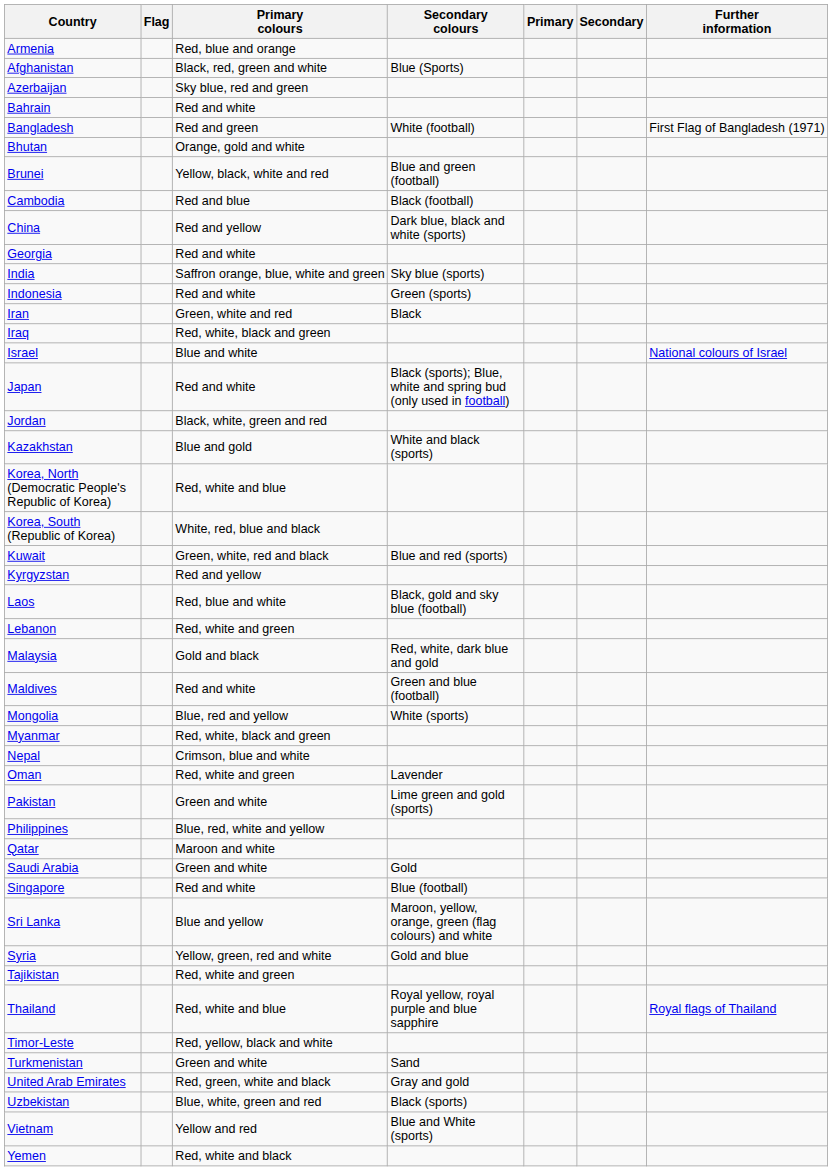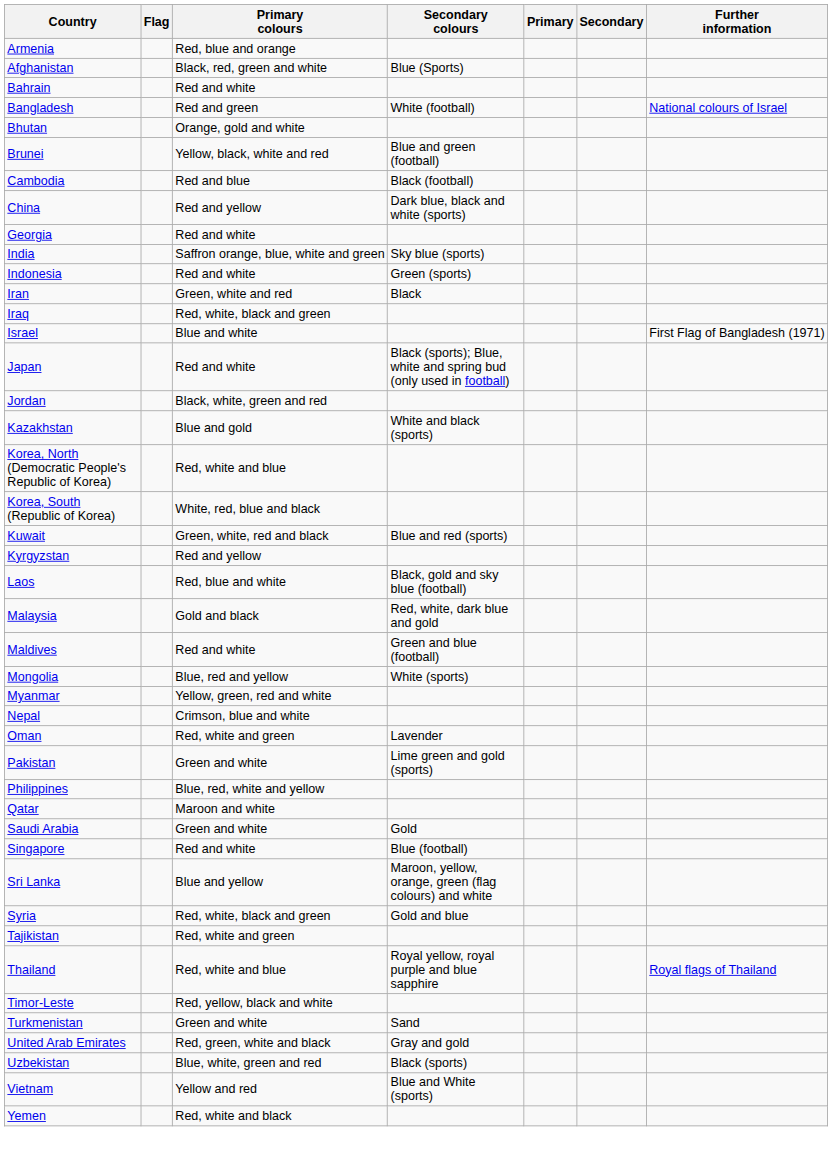- row: (37, 88)
(737, 128) First Flag of Bangladesh (1971) -> (718, 108) National colours of Israel
(718, 353) National colours of Israel -> (737, 334) First Flag of Bangladesh (1971)
- row: (32, 629)
(253, 736) Red, white, black and green -> (253, 696) Yellow, green, red and white
(253, 956) Yellow, green, red and white -> (253, 916) Red, white, black and green
